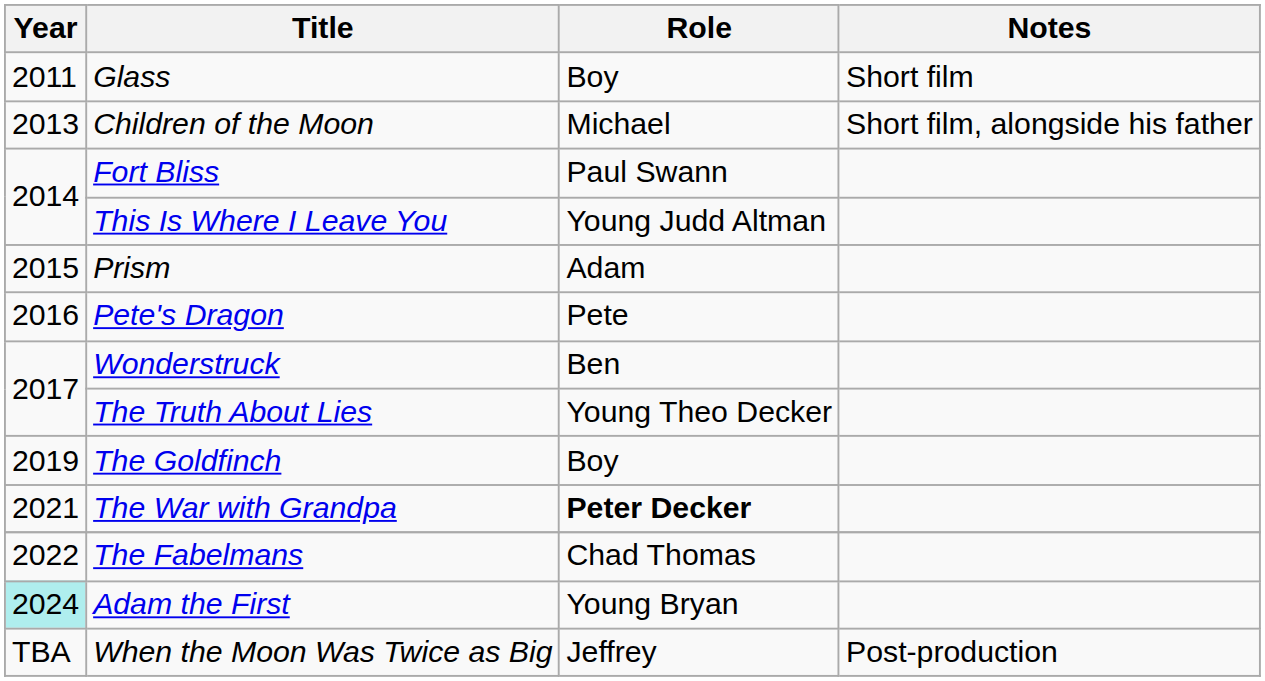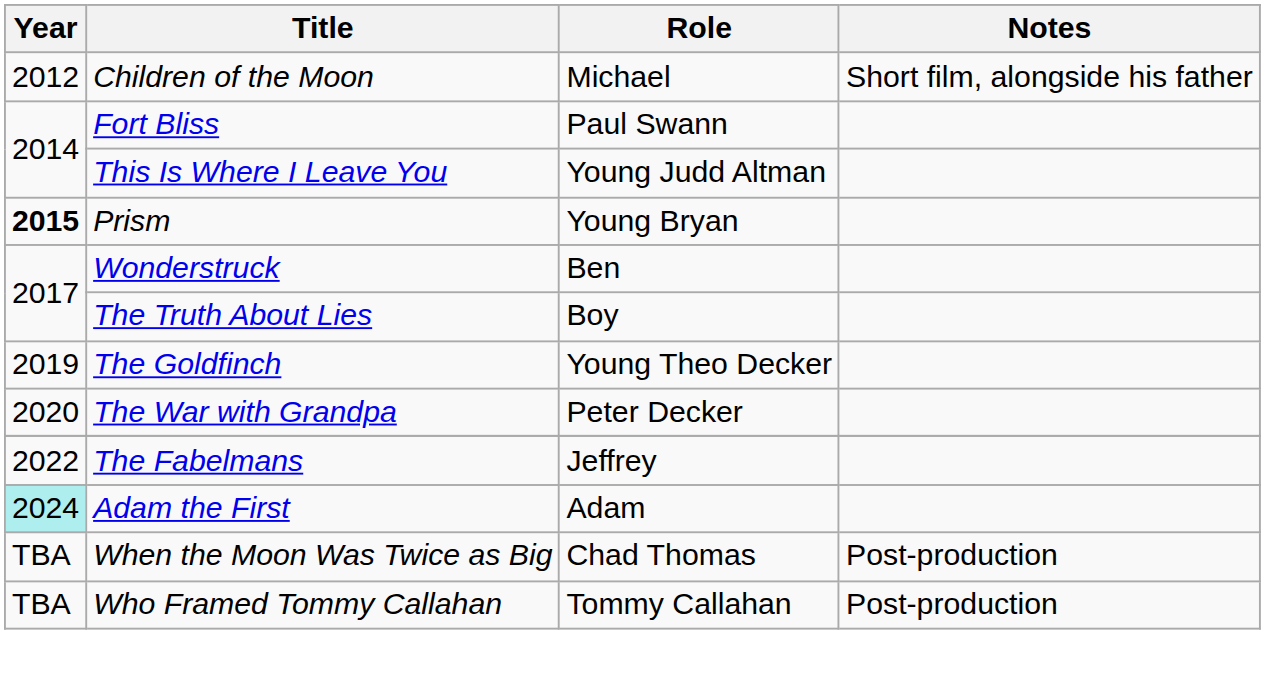- row: (132, 76)
(46, 124) 2013 -> (46, 76) 2012
(46, 268) normal -> (46, 220) bold
(606, 268) Adam -> (652, 220) Young Bryan
- row: (188, 316)
(699, 412) Young Theo Decker -> (593, 316) Boy
(593, 460) Boy -> (699, 364) Young Theo Decker
(46, 508) 2021 -> (46, 412) 2020
(659, 508) bold -> (655, 412) normal
(661, 556) Chad Thomas -> (612, 460) Jeffrey
(652, 603) Young Bryan -> (606, 508) Adam
(612, 651) Jeffrey -> (661, 556) Chad Thomas
+ row: (298, 603)
